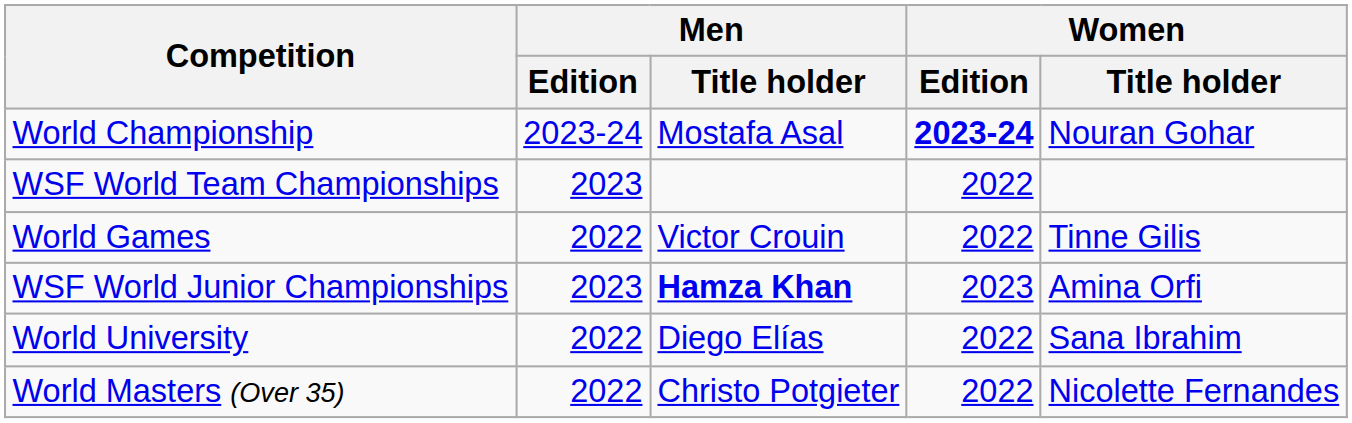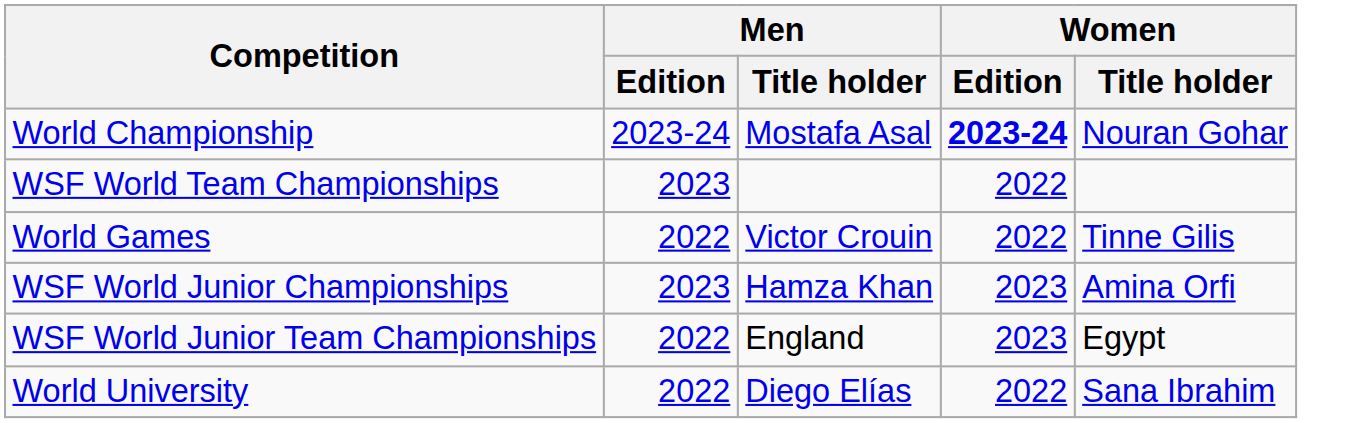(755, 287) bold -> (839, 287) normal
+ row: (304, 339)
- row: (179, 390)
